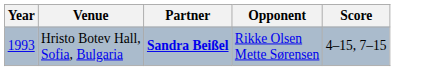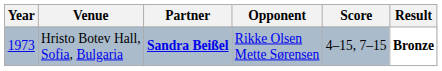+ column: (413, 16)
(21, 46) 1993 -> (21, 46) 1973
